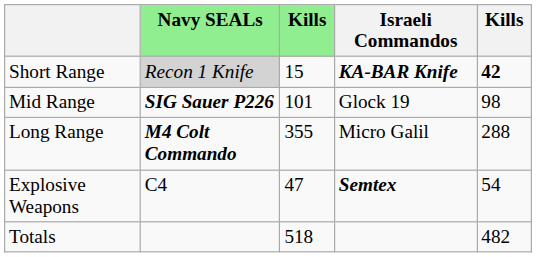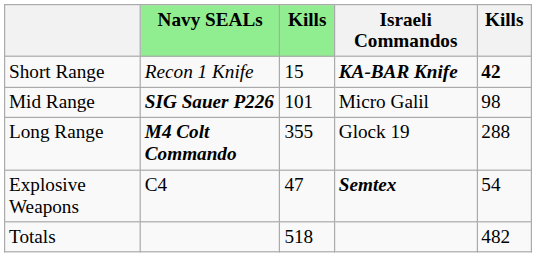(199, 71) lightgrey background -> (199, 71) no background
(374, 102) Glock 19 -> (384, 102) Micro Galil
(384, 132) Micro Galil -> (374, 132) Glock 19
